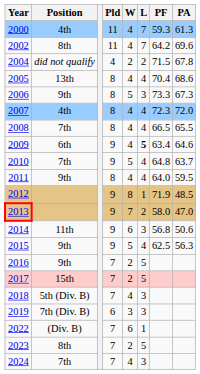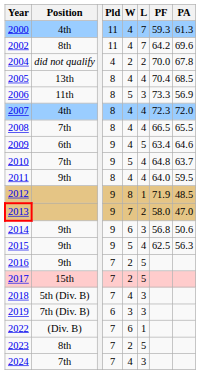(161, 62) 71.5 -> (161, 62) 70.0
(184, 78) 68.6 -> (184, 78) 68.5
(65, 95) 9th -> (65, 95) 11th
(184, 95) 67.3 -> (184, 95) 56.9
(144, 144) bold -> (144, 144) normal
(65, 229) 11th -> (65, 229) 9th
